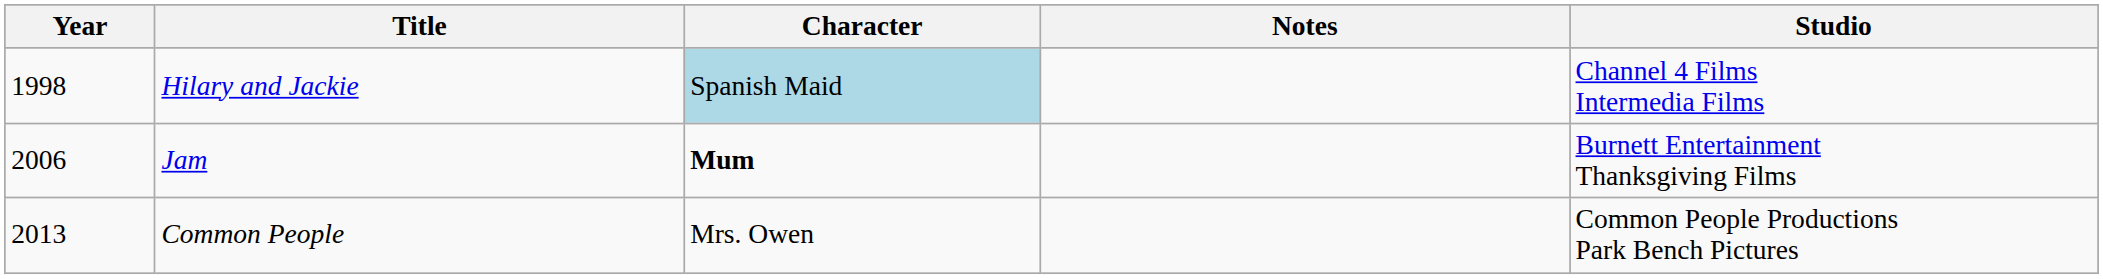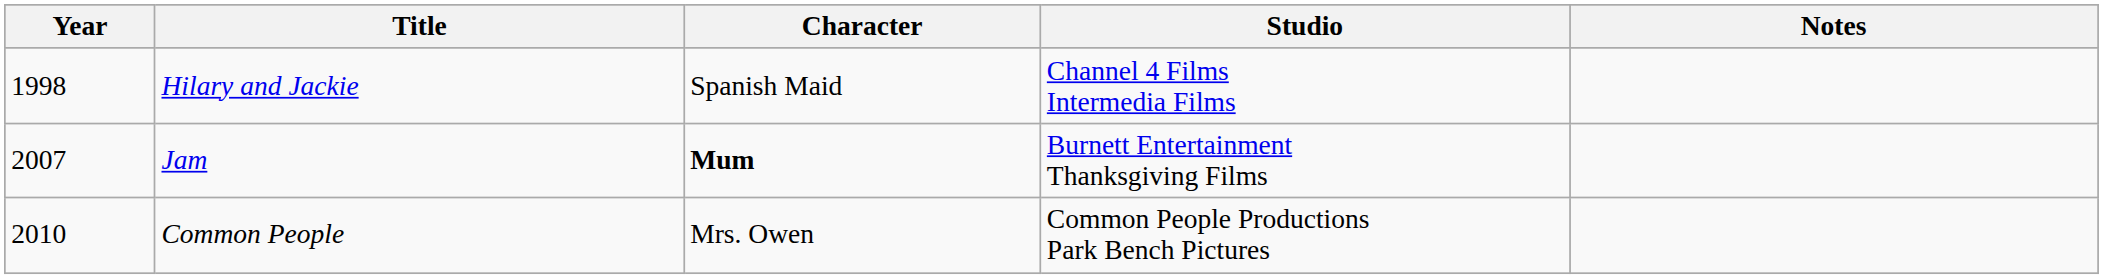columns swapped: (1834, 26) <-> (1305, 26)
(766, 85) lightblue background -> (766, 85) no background
(39, 160) 2006 -> (39, 160) 2007
(39, 234) 2013 -> (39, 234) 2010
